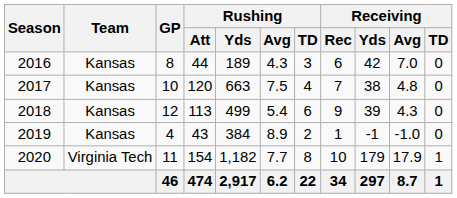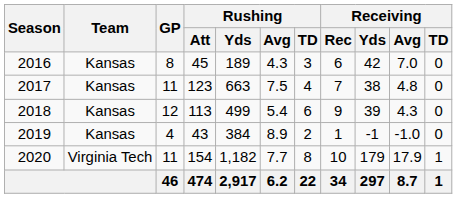(200, 63) 44 -> (200, 63) 45
(170, 87) 10 -> (170, 87) 11
(200, 87) 120 -> (200, 87) 123
